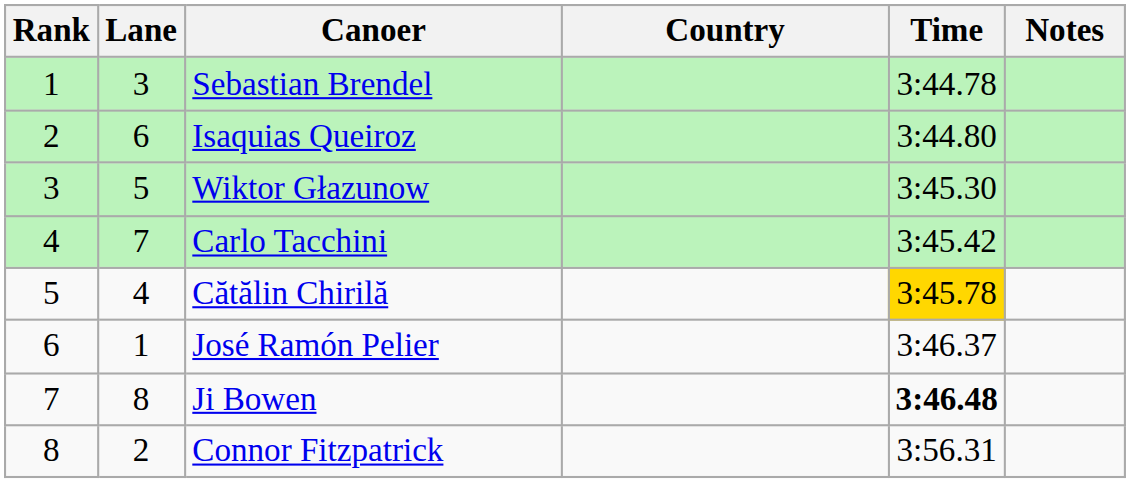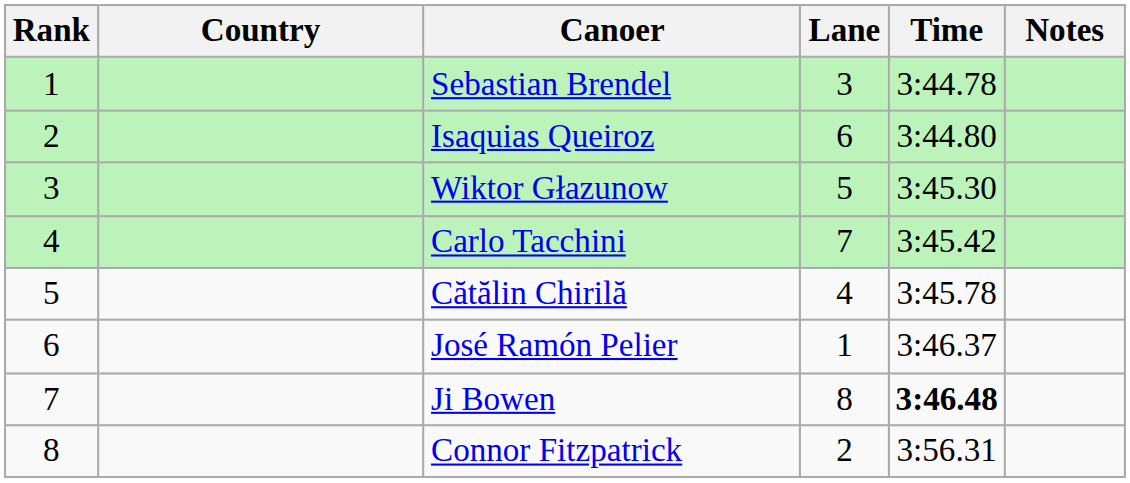columns swapped: (141, 30) <-> (725, 30)
(947, 293) gold background -> (947, 293) no background
